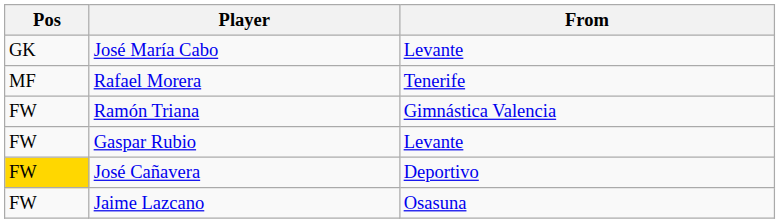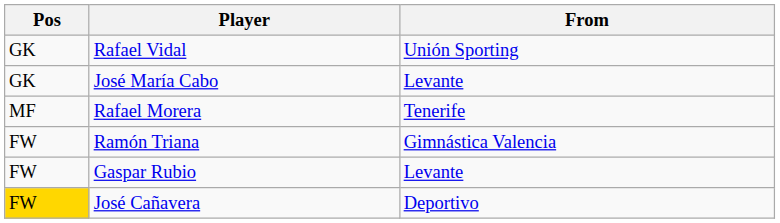+ row: (140, 50)
- row: (149, 203)
